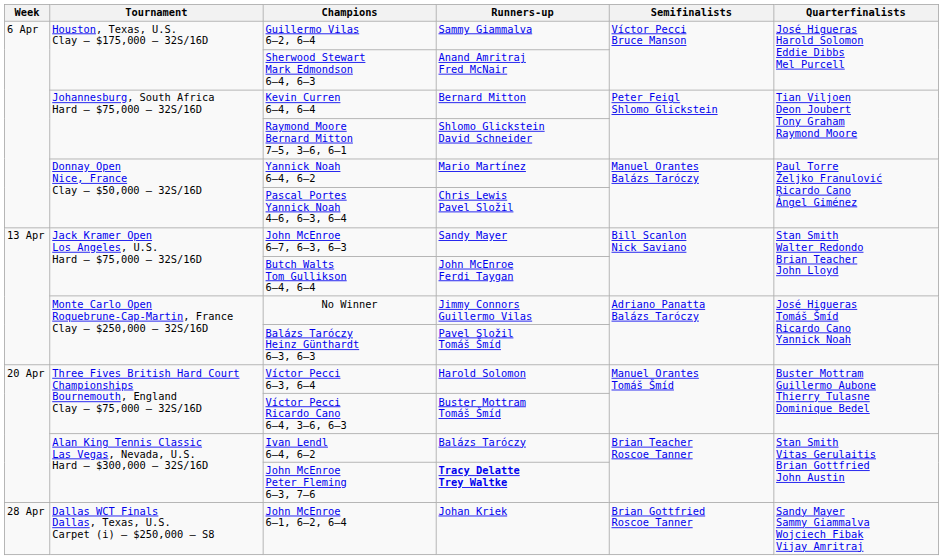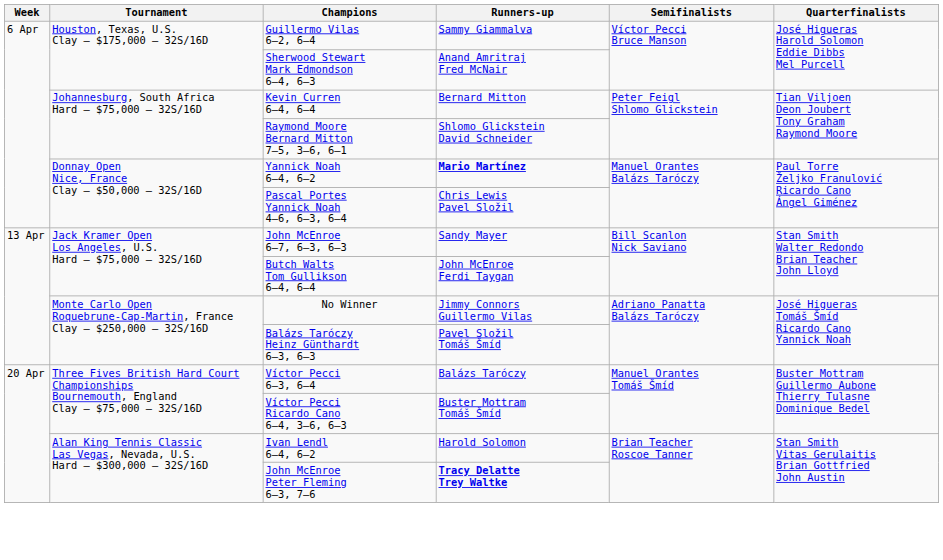(482, 167) normal -> (482, 167) bold
(482, 374) Harold Solomon -> (482, 374) Balázs Taróczy
(482, 443) Balázs Taróczy -> (482, 443) Harold Solomon
- row: (306, 517)
